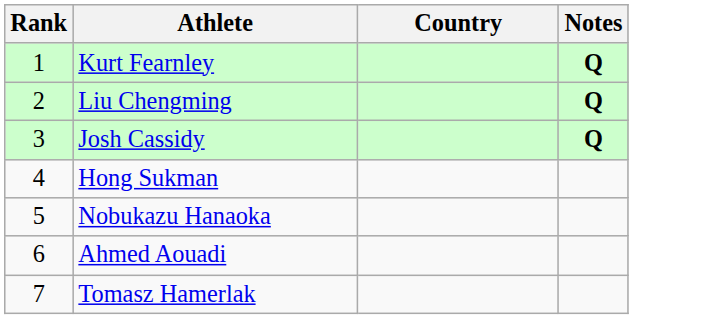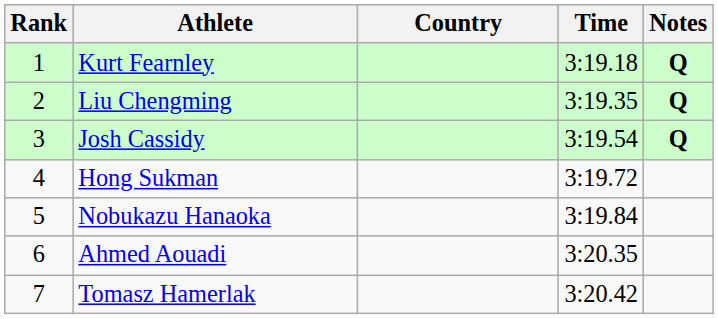+ column: (601, 23)
